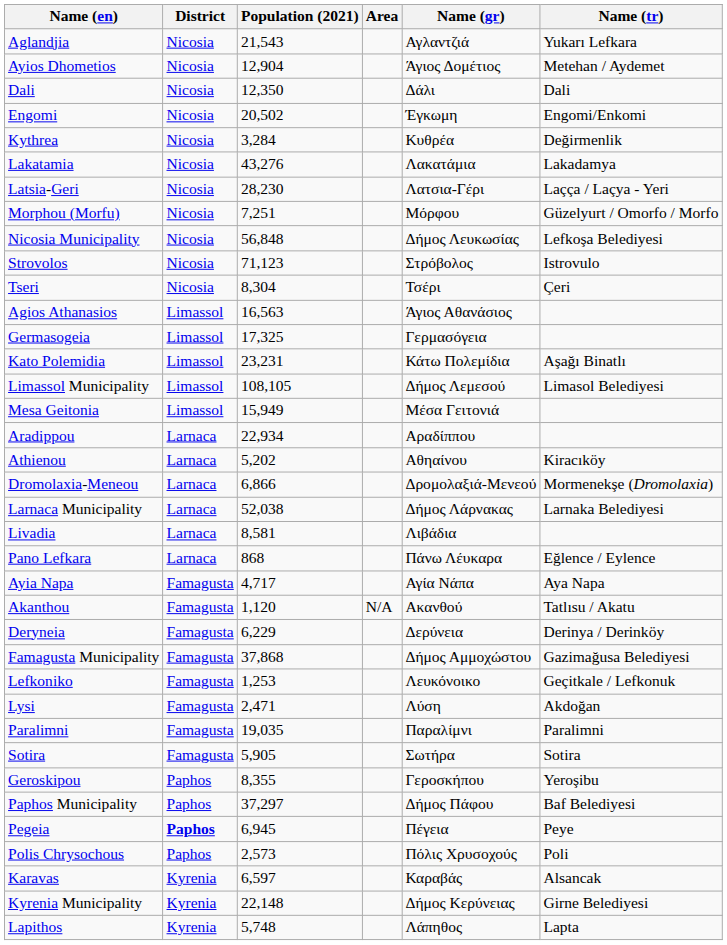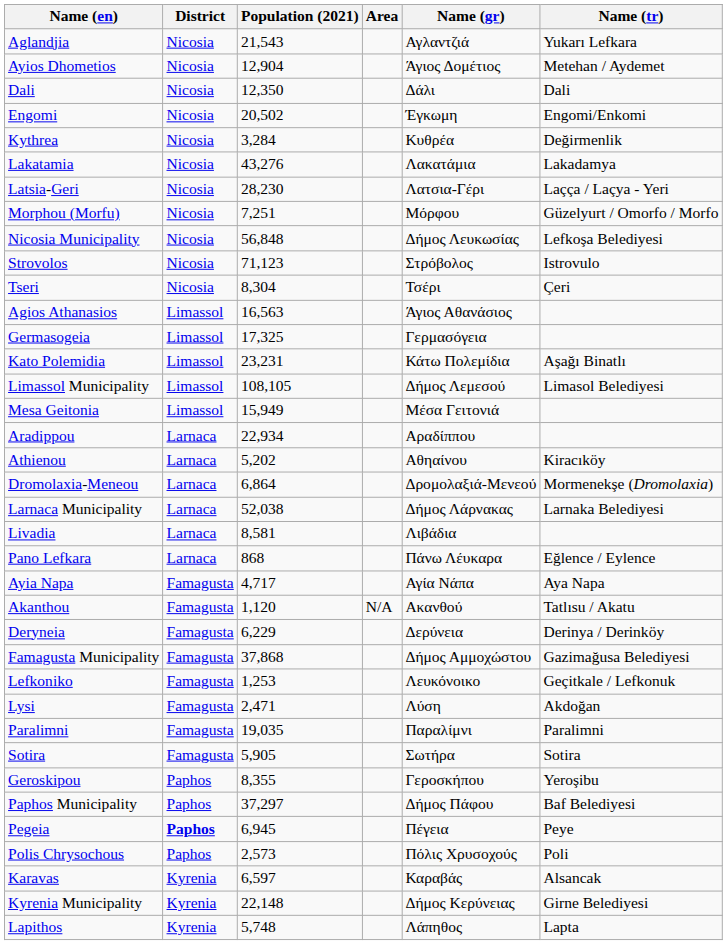(258, 484) 6,866 -> (258, 484) 6,864
